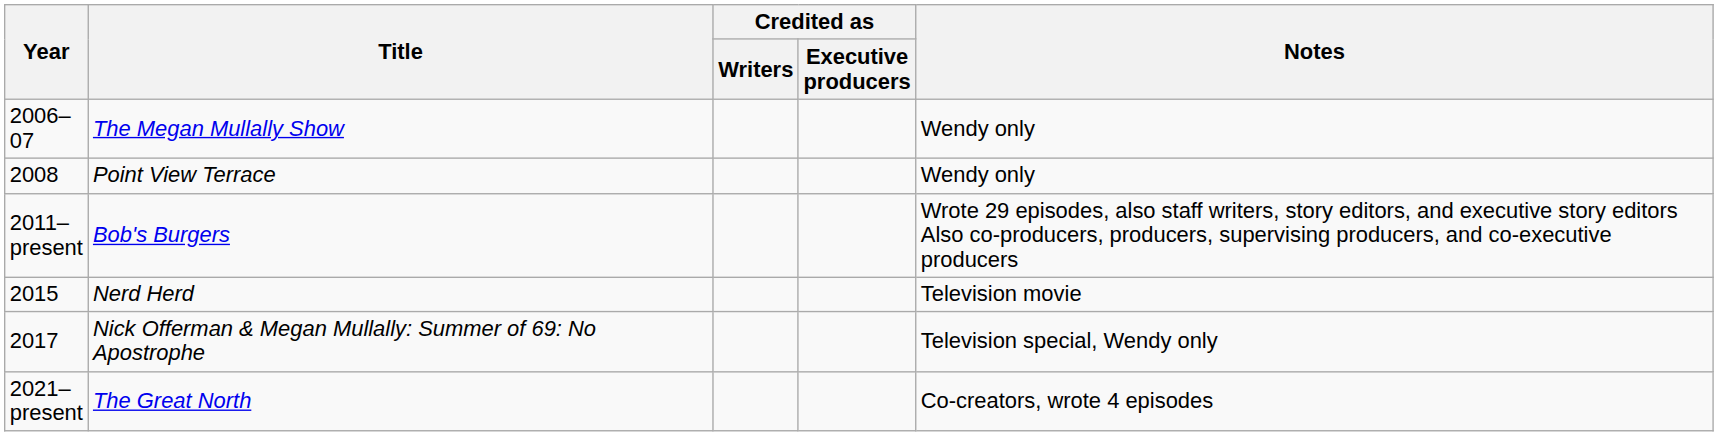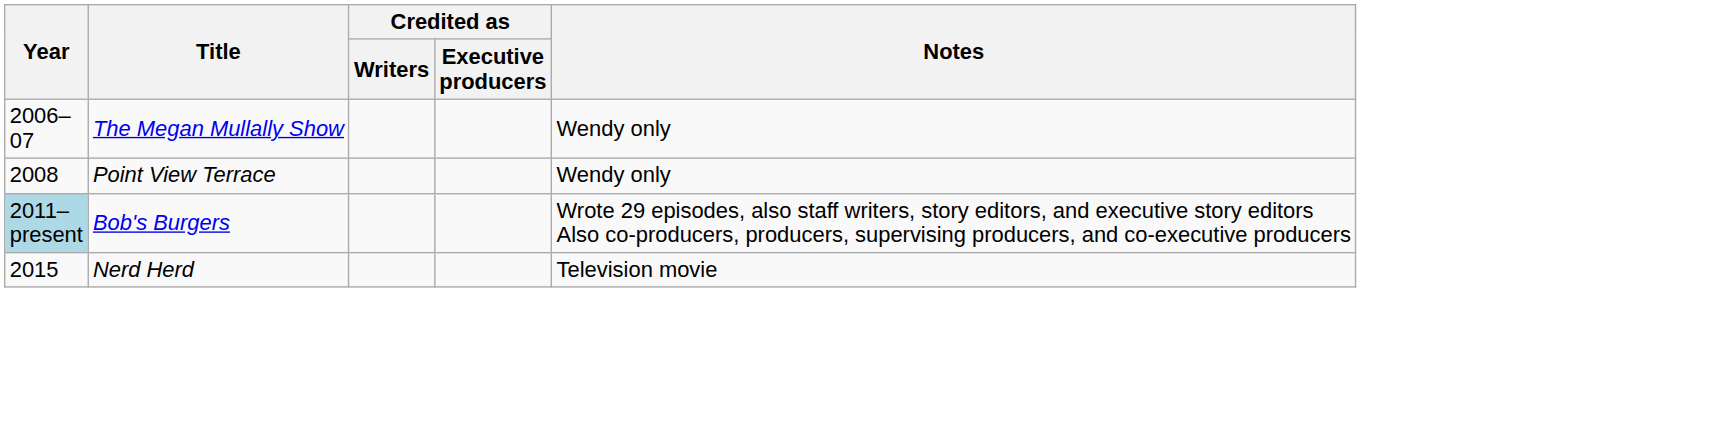(46, 234) no background -> (46, 222) lightblue background
- row: (344, 341)
- row: (172, 400)
